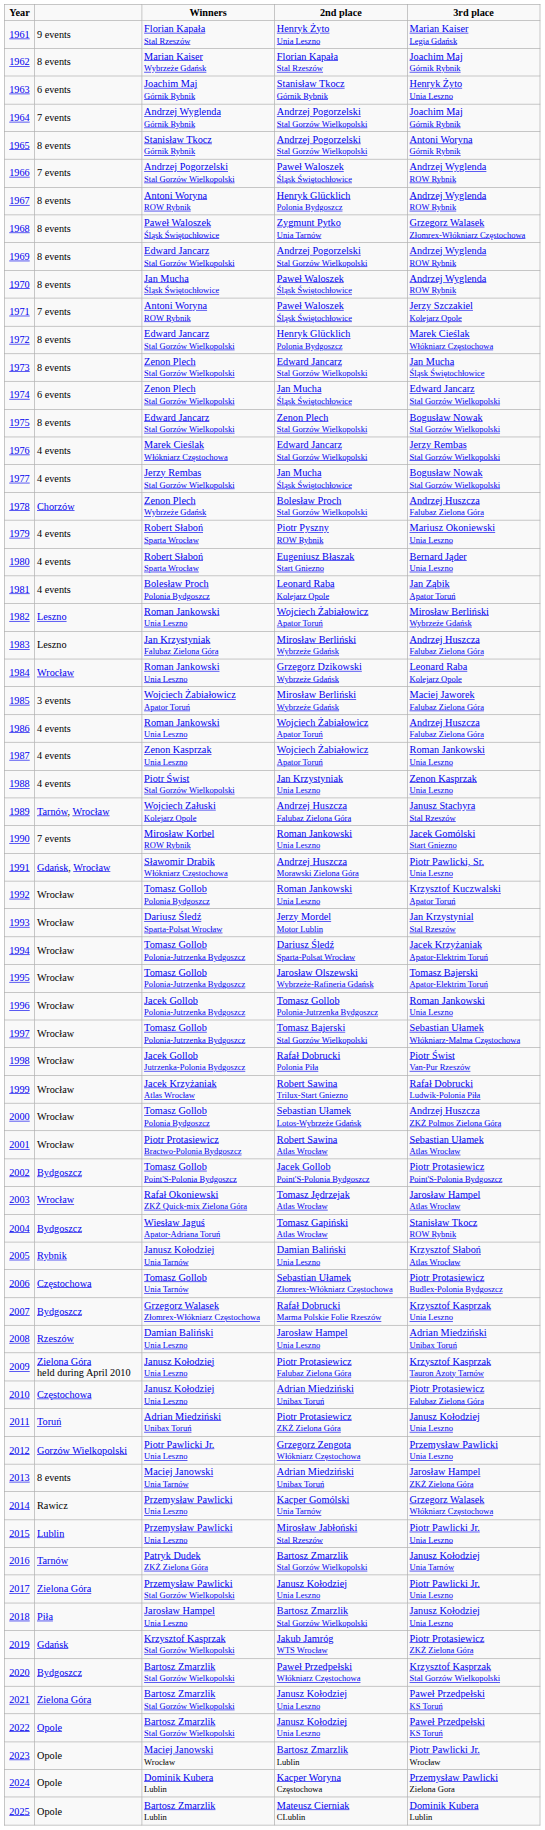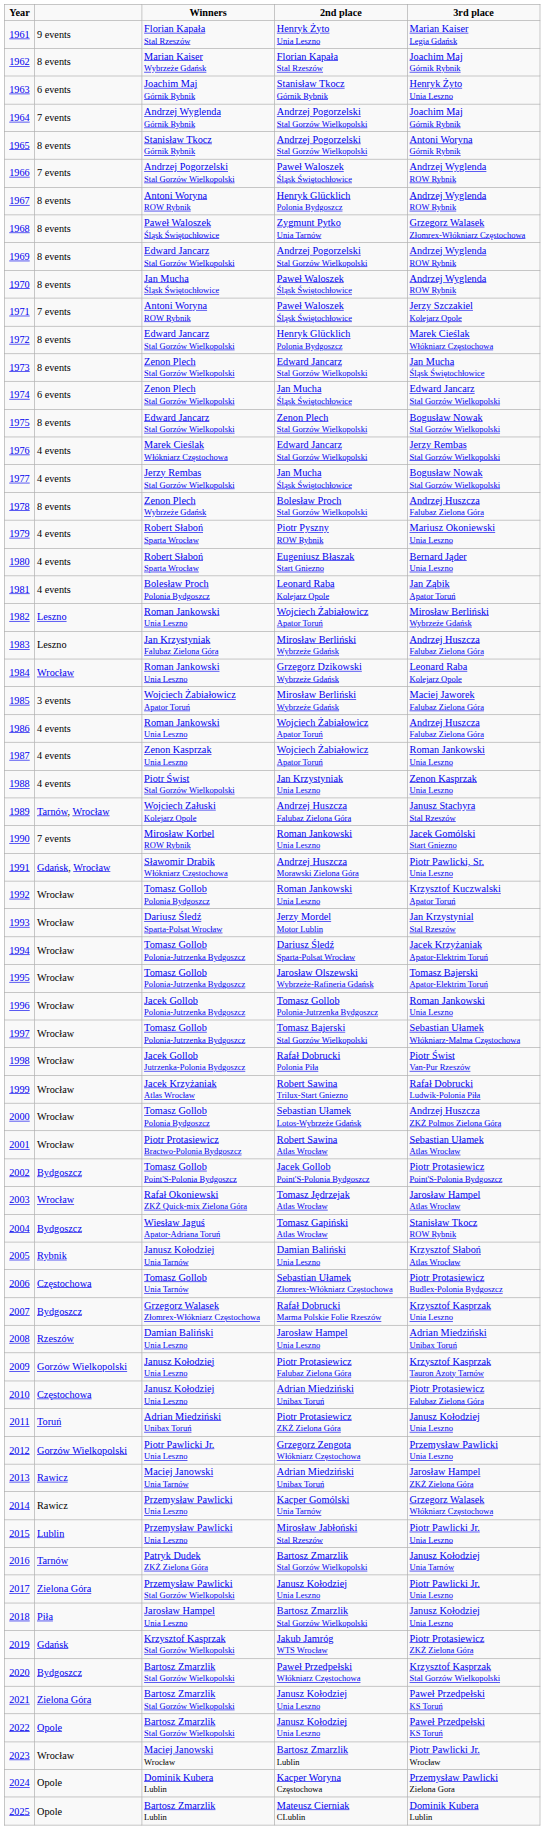(56, 506) Chorzów -> (54, 506) 8 events
(84, 1367) Zielona Góra held during April 2010 -> (82, 1367) Gorzów Wielkopolski
(54, 1478) 8 events -> (52, 1478) Rawicz
(50, 1755) Opole -> (56, 1755) Wrocław
